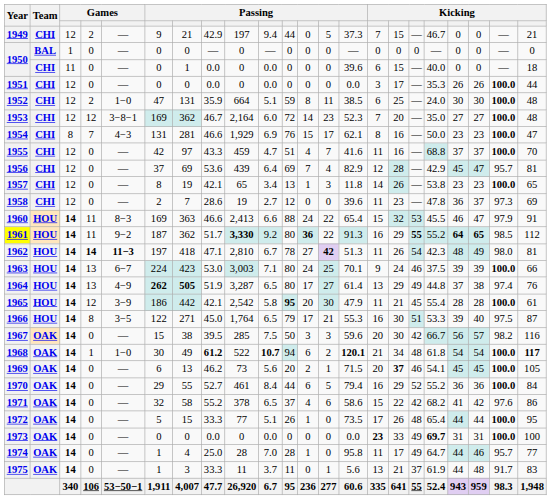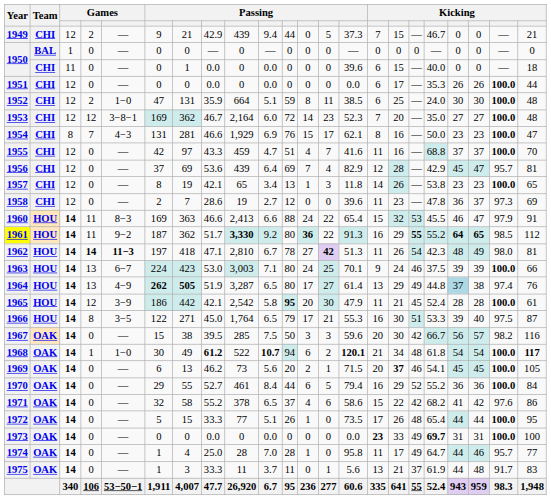(242, 34) 197 -> (242, 34) 439
(378, 84) 3 -> (378, 84) 6
(458, 285) no background -> (458, 285) lightblue background
(436, 302) 55.4 -> (436, 302) 52.4
